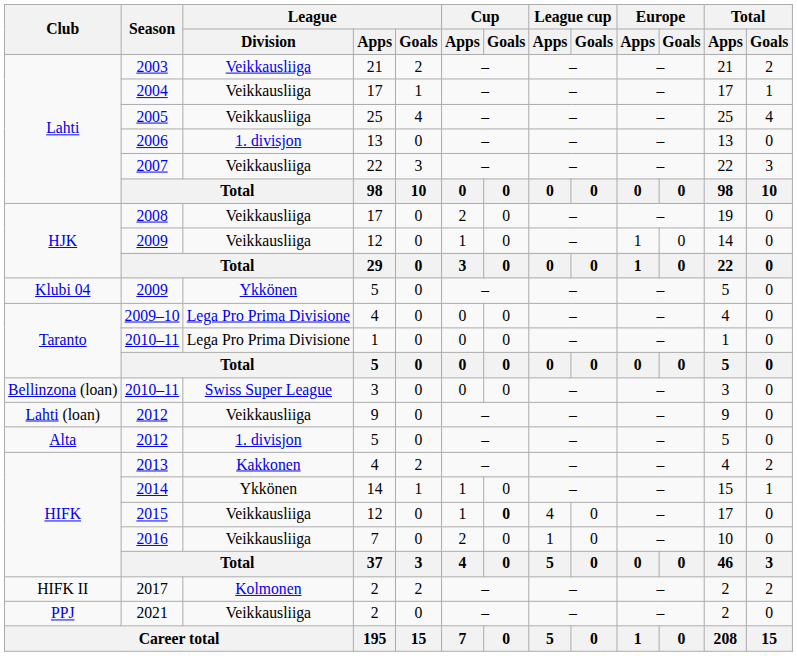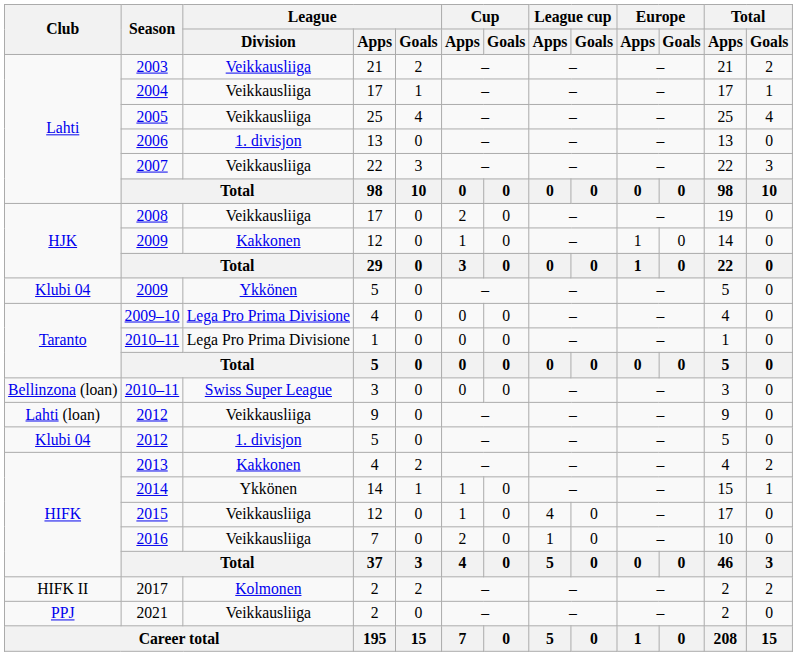(268, 240) Veikkausliiga -> (268, 240) Kakkonen
(63, 439) Alta -> (63, 439) Klubi 04
(506, 514) bold -> (506, 514) normal
